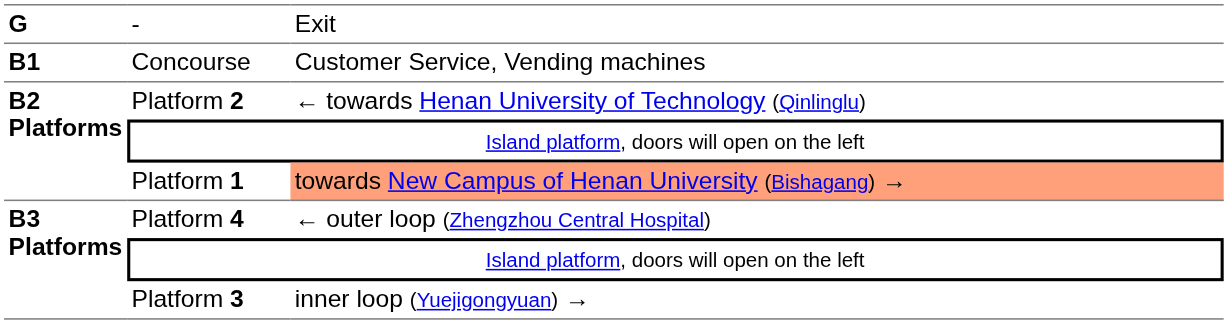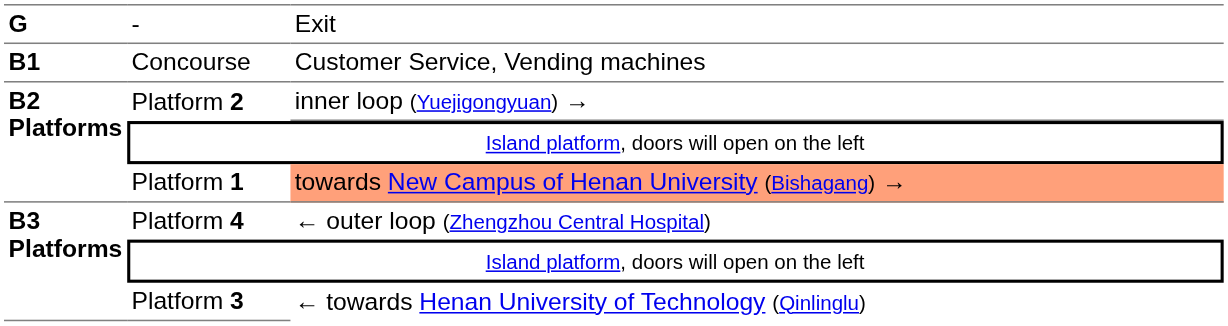(580, 100) ← towards Henan University of Technology (Qinlinglu) -> (442, 100) inner loop (Yuejigongyuan) →
(442, 299) inner loop (Yuejigongyuan) → -> (580, 301) ← towards Henan University of Technology (Qinlinglu)
